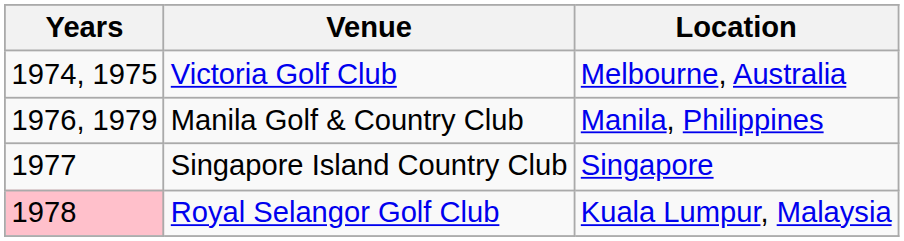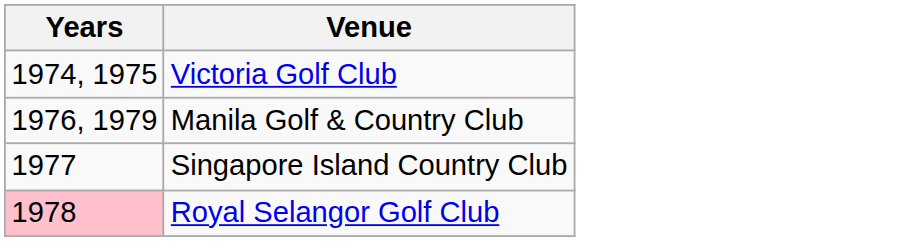- column: (736, 27)
